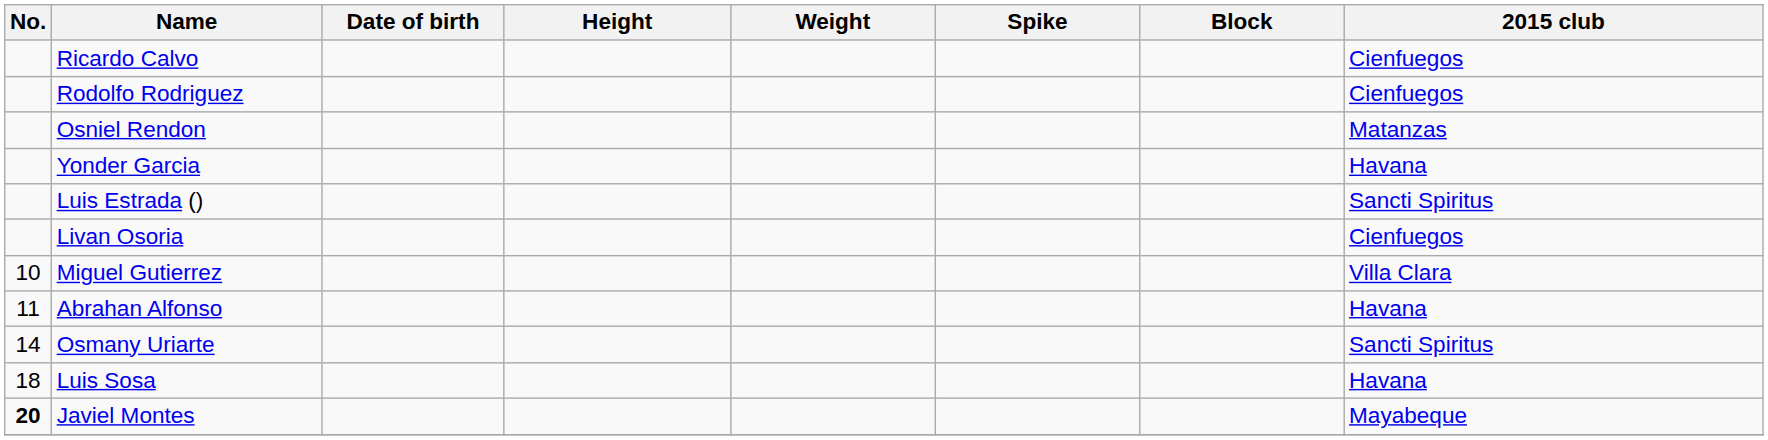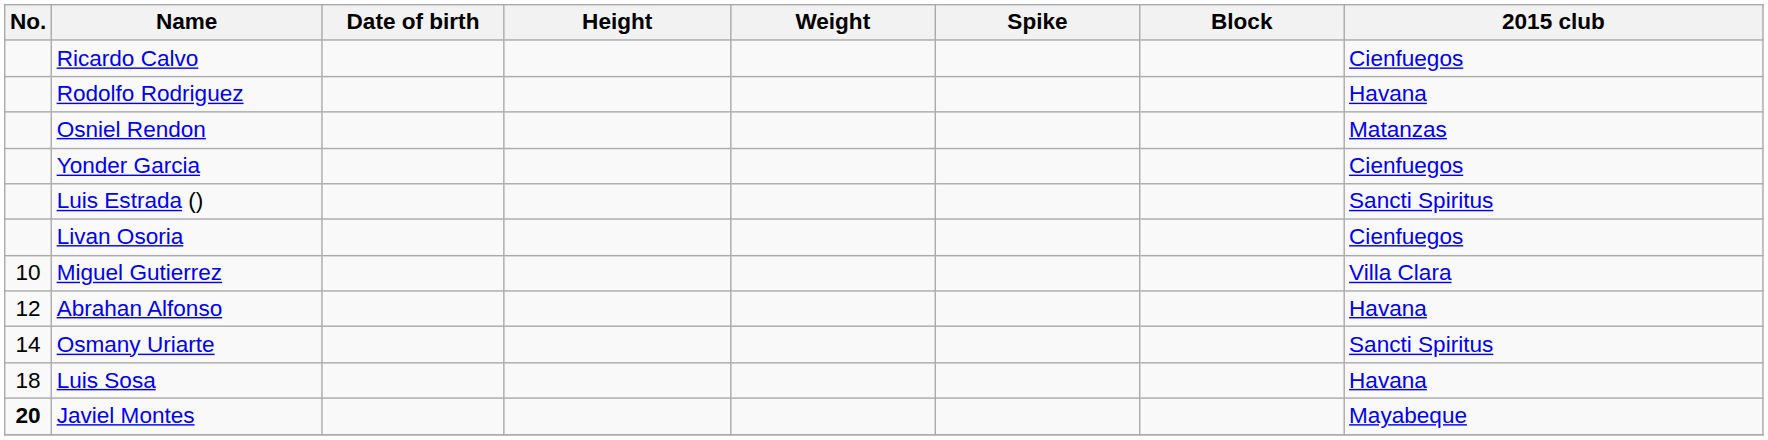(1406, 93) Cienfuegos -> (1388, 93) Havana
(1388, 165) Havana -> (1406, 165) Cienfuegos
(28, 308) 11 -> (28, 308) 12
